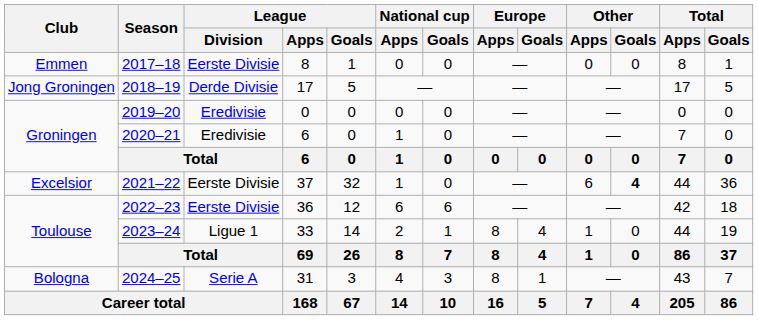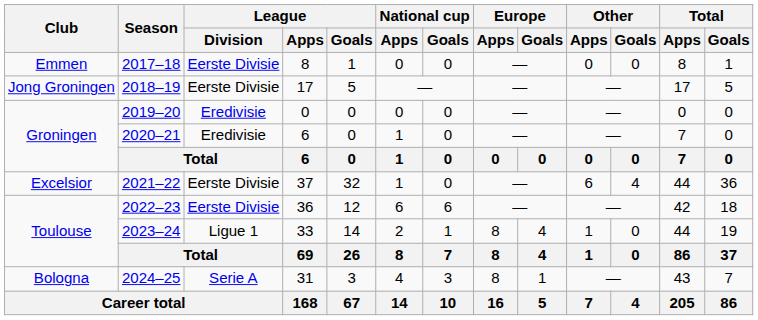(233, 87) Derde Divisie -> (233, 87) Eerste Divisie
(635, 183) bold -> (635, 183) normal
